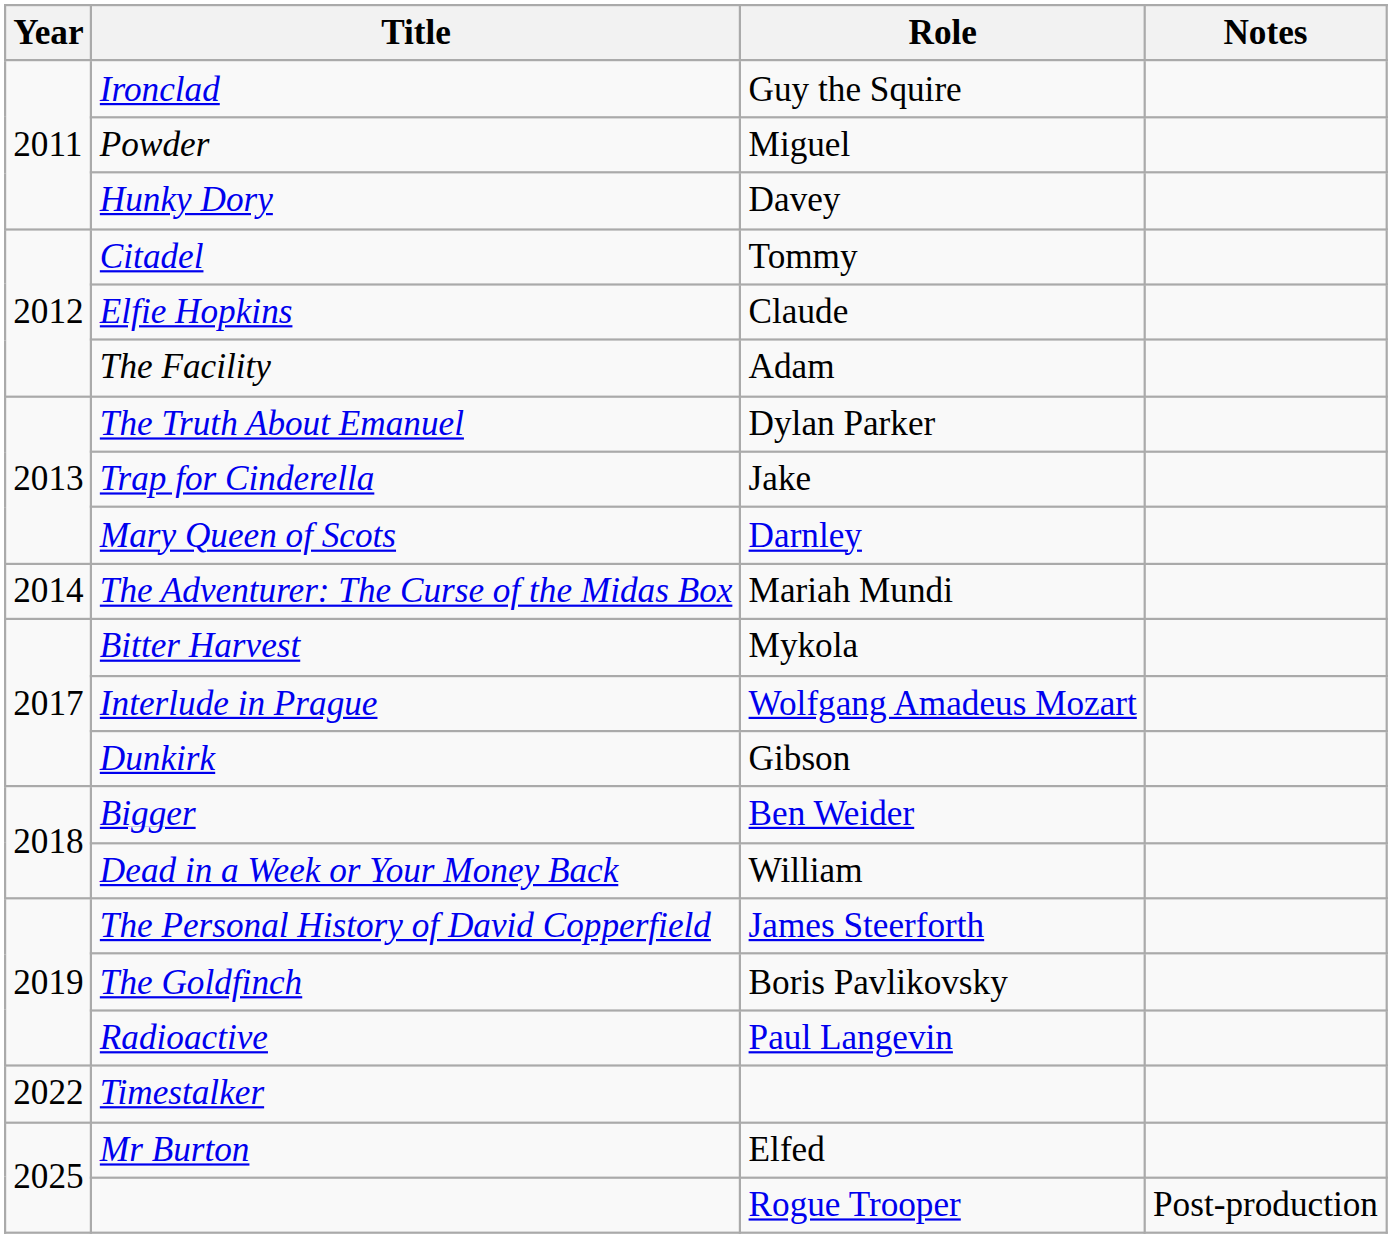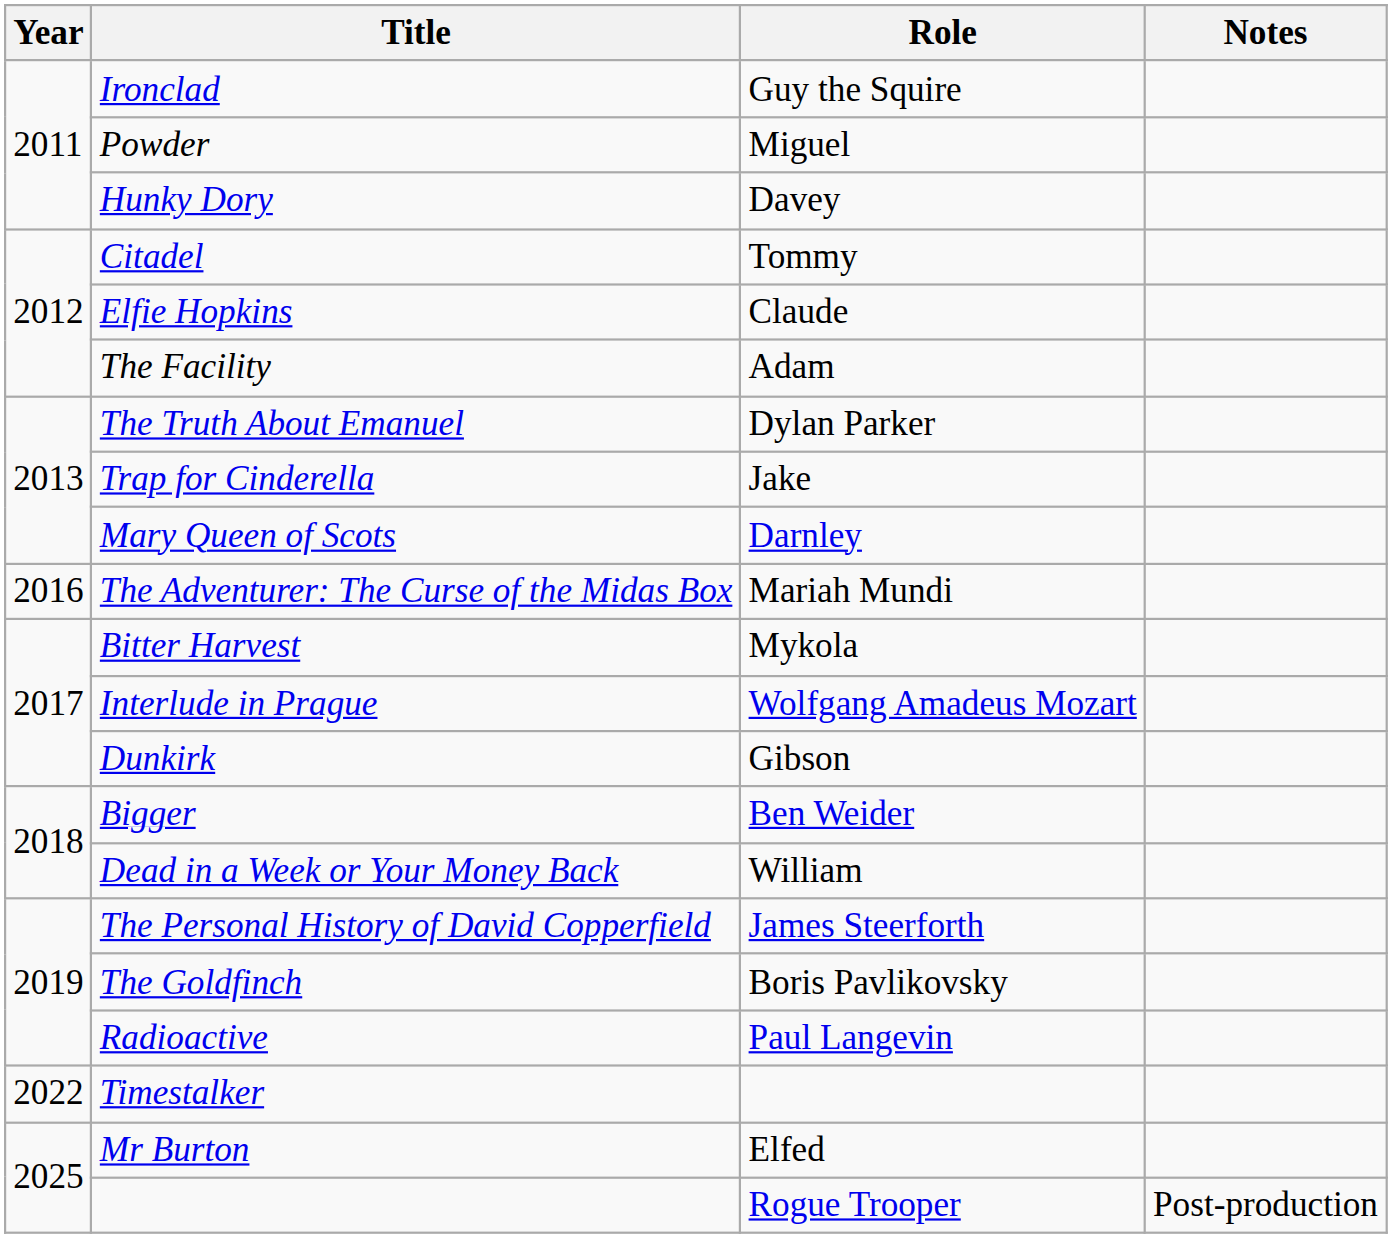(48, 590) 2014 -> (48, 590) 2016
